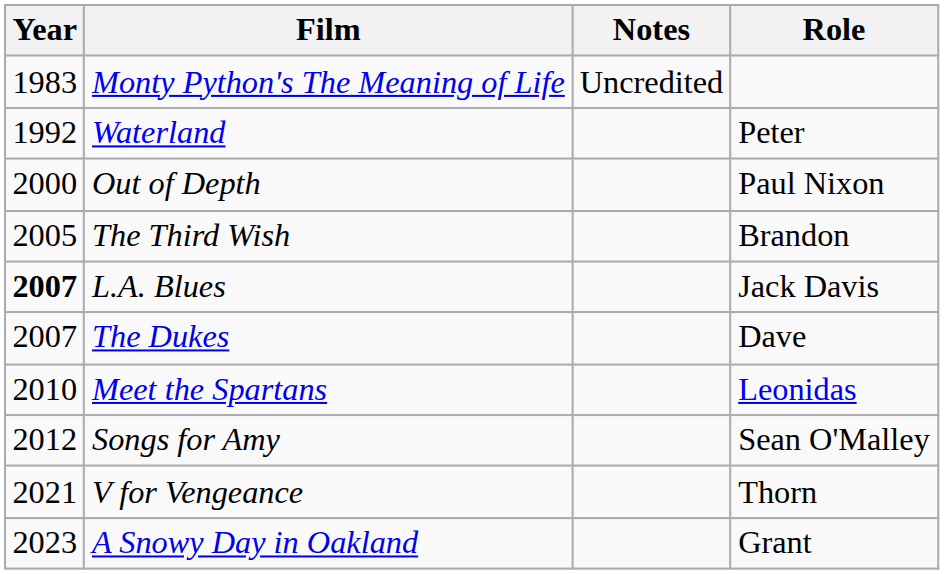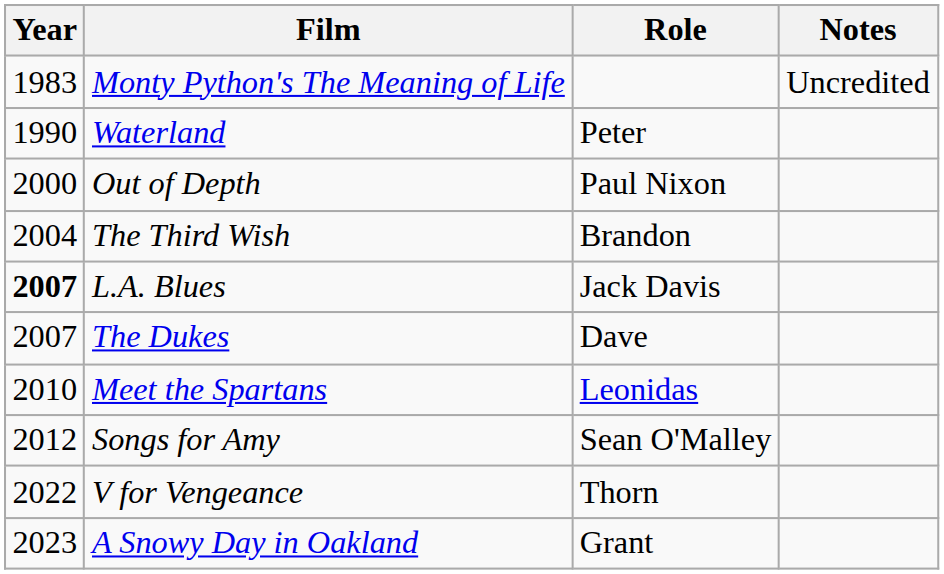columns swapped: (834, 30) <-> (651, 30)
(45, 132) 1992 -> (45, 132) 1990
(45, 235) 2005 -> (45, 235) 2004
(45, 491) 2021 -> (45, 491) 2022
